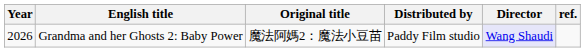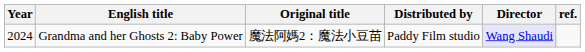(20, 35) 2026 -> (20, 35) 2024
